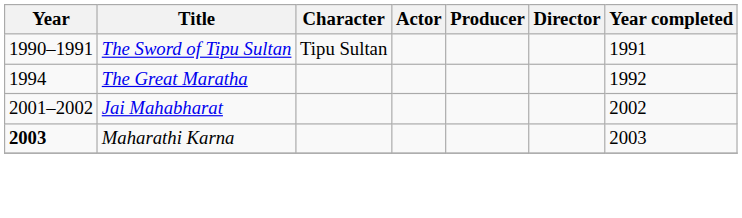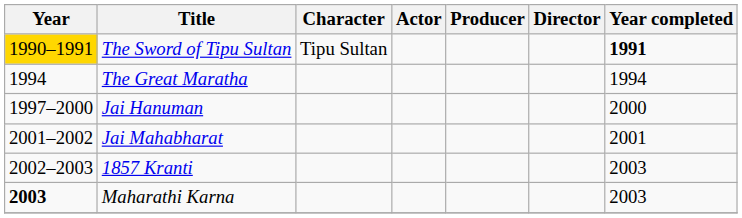(51, 49) no background -> (51, 49) gold background
(628, 49) normal -> (628, 49) bold
(628, 78) 1992 -> (628, 78) 1994
+ row: (152, 108)
(628, 108) 2002 -> (628, 138) 2001
+ row: (147, 167)
